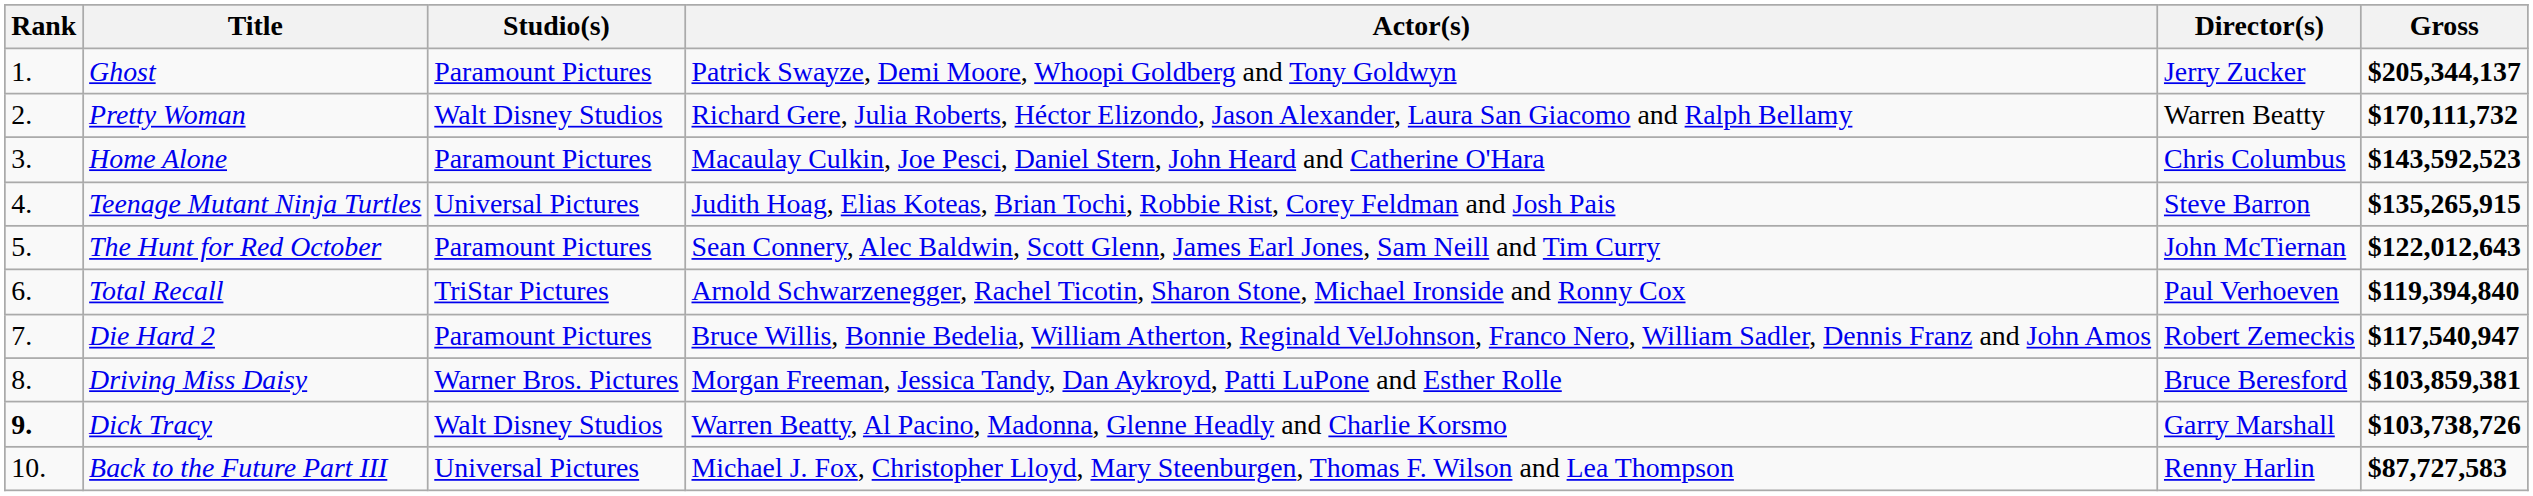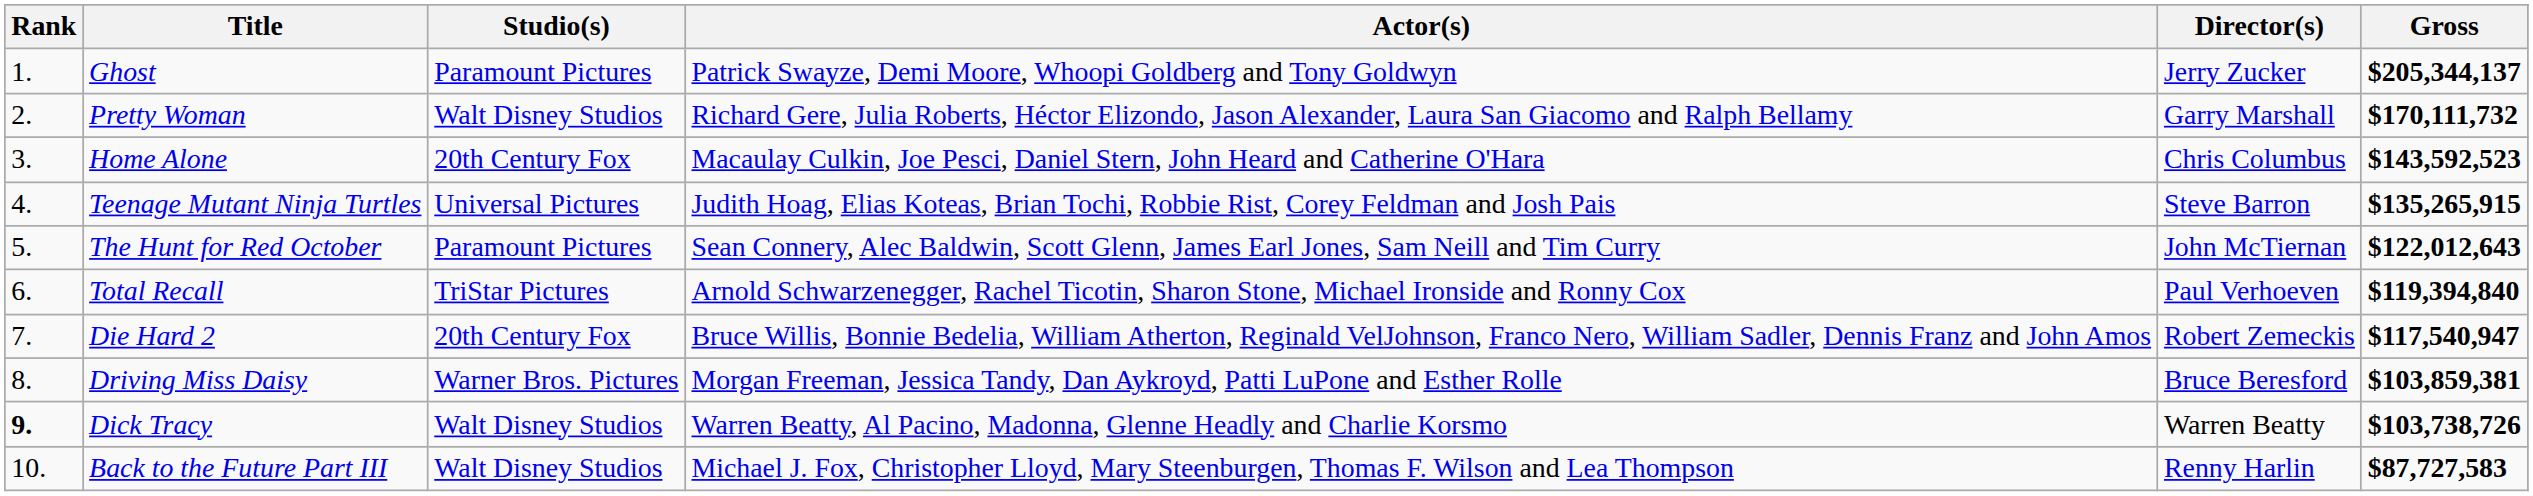(2244, 114) Warren Beatty -> (2249, 114) Garry Marshall
(543, 159) Paramount Pictures -> (532, 159) 20th Century Fox
(543, 335) Paramount Pictures -> (532, 335) 20th Century Fox
(2249, 423) Garry Marshall -> (2244, 423) Warren Beatty
(537, 468) Universal Pictures -> (548, 468) Walt Disney Studios
